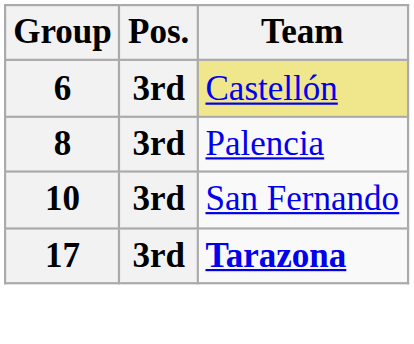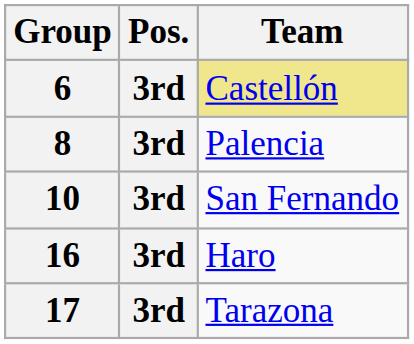+ row: (63, 254)
(276, 254) bold -> (269, 310) normal
